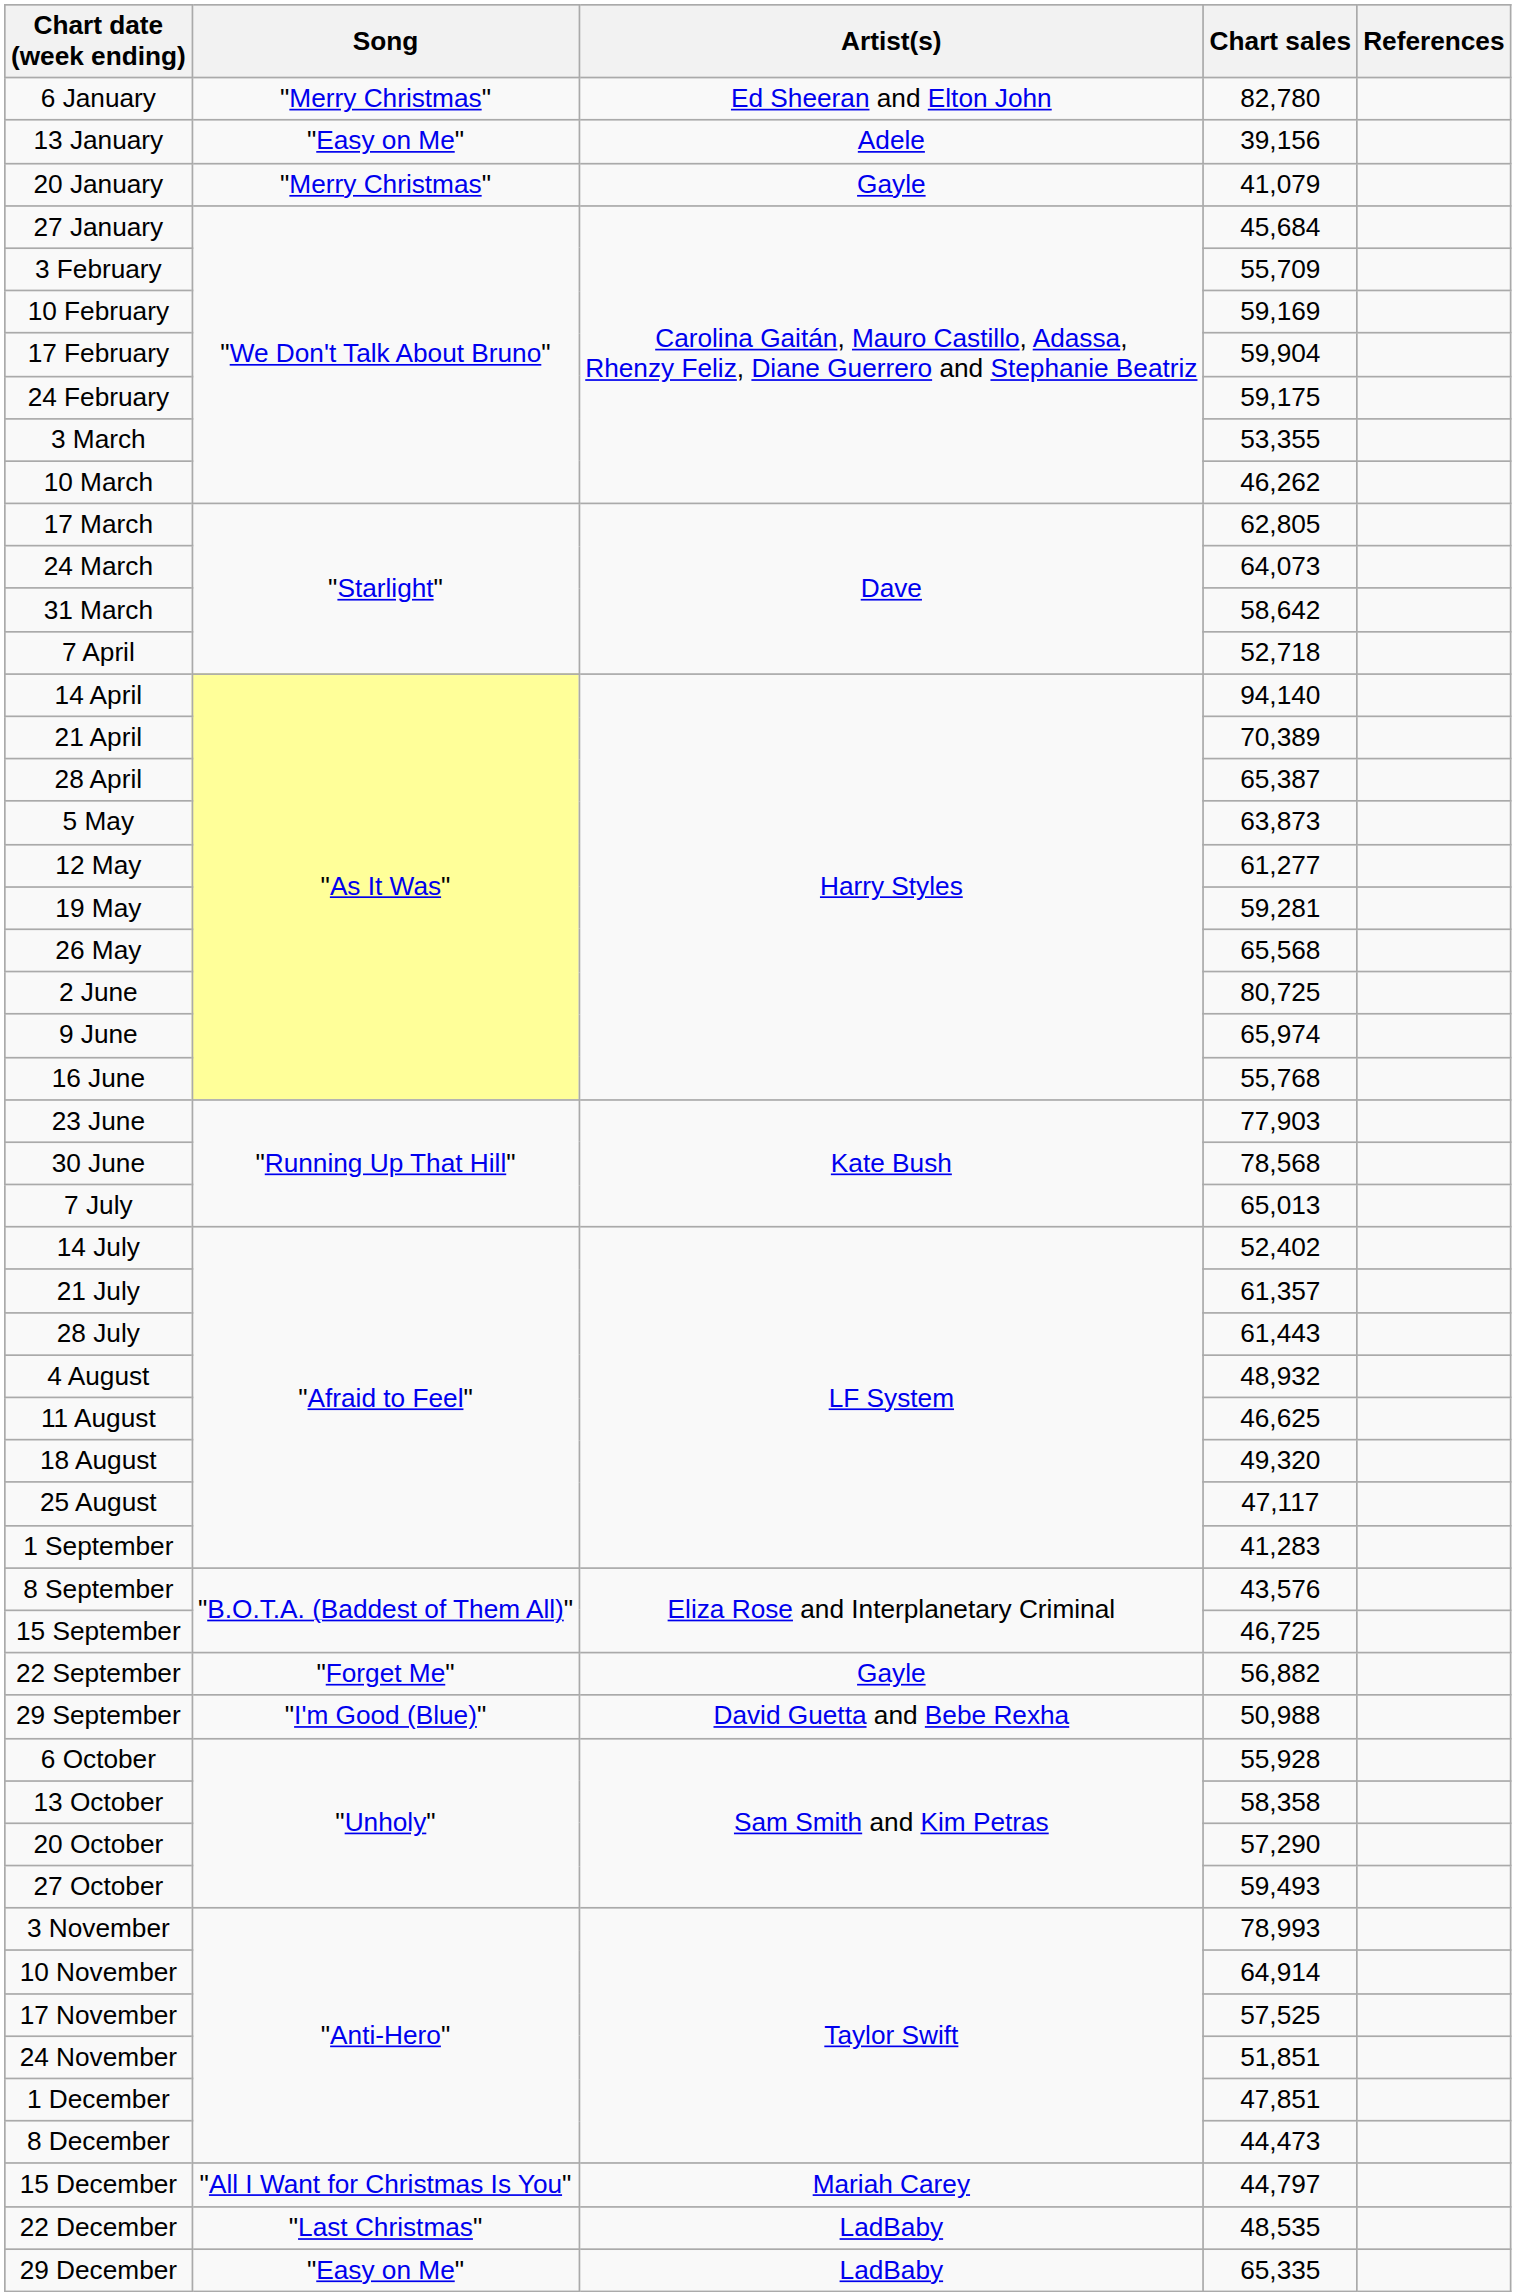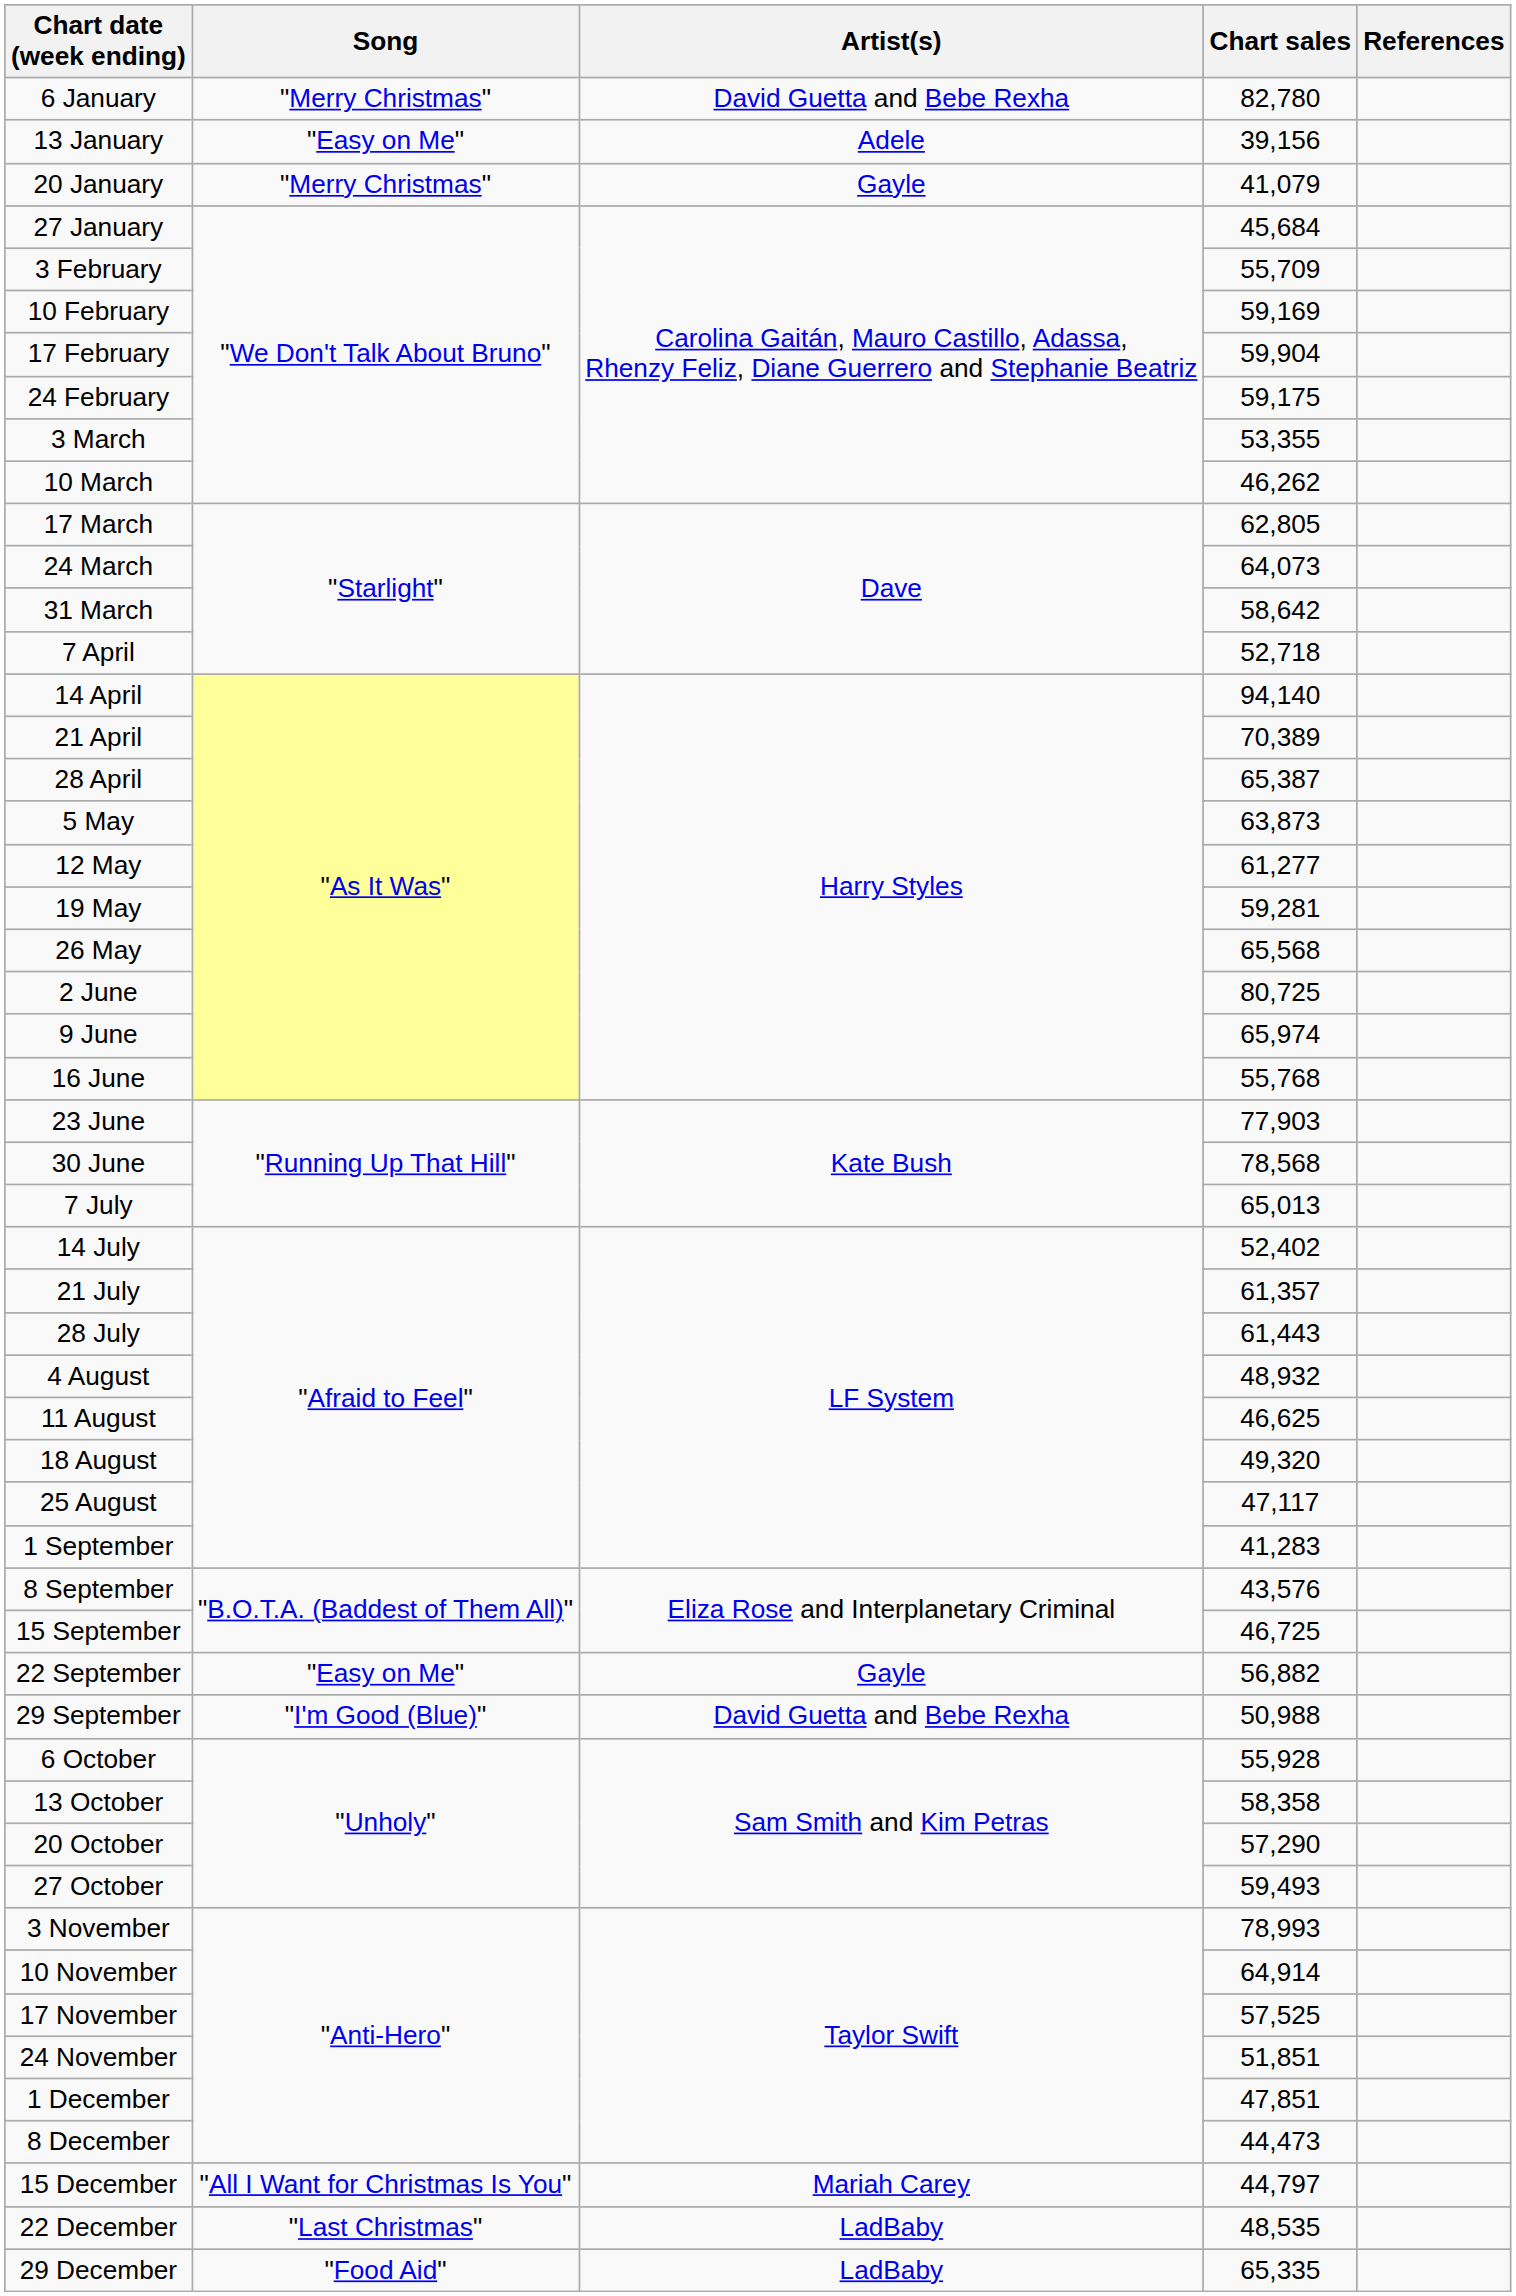(891, 98) Ed Sheeran and Elton John -> (891, 98) David Guetta and Bebe Rexha
(385, 1673) "Forget Me" -> (385, 1673) "Easy on Me"
(385, 2269) "Easy on Me" -> (385, 2269) "Food Aid"
